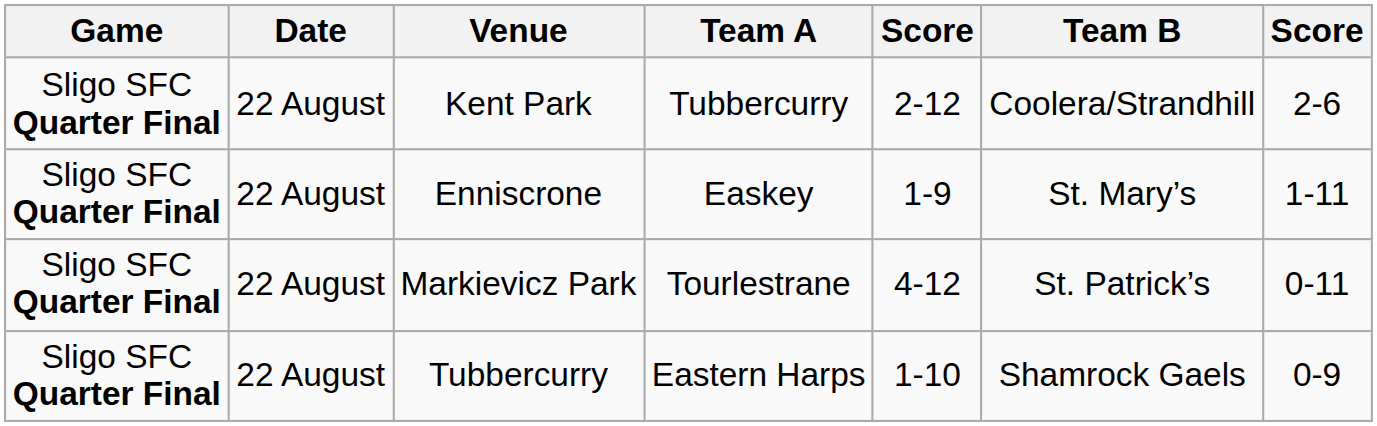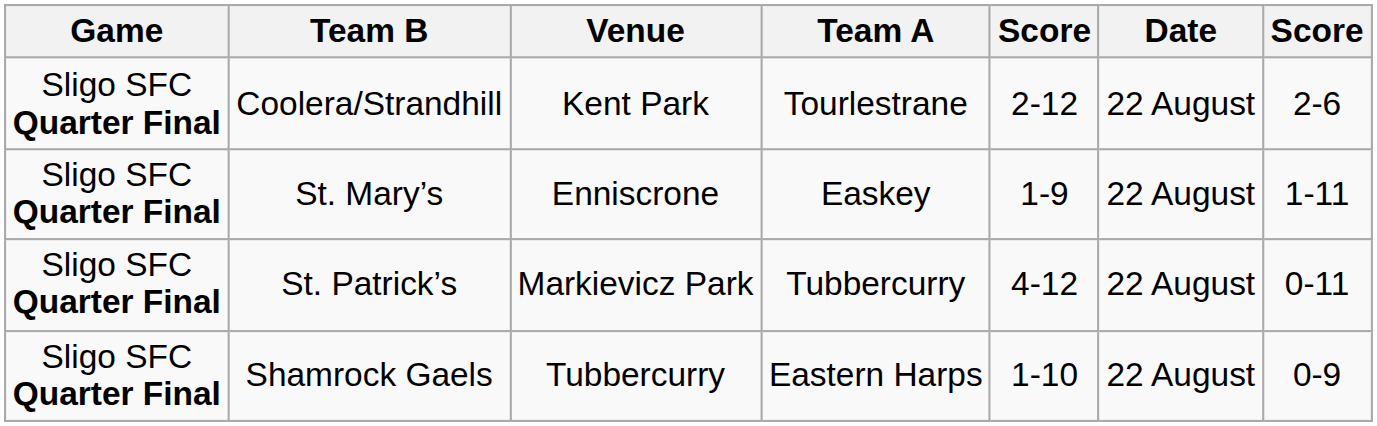columns swapped: (311, 31) <-> (1122, 31)
(759, 102) Tubbercurry -> (876, 102) Tourlestrane
(759, 284) Tourlestrane -> (876, 284) Tubbercurry
